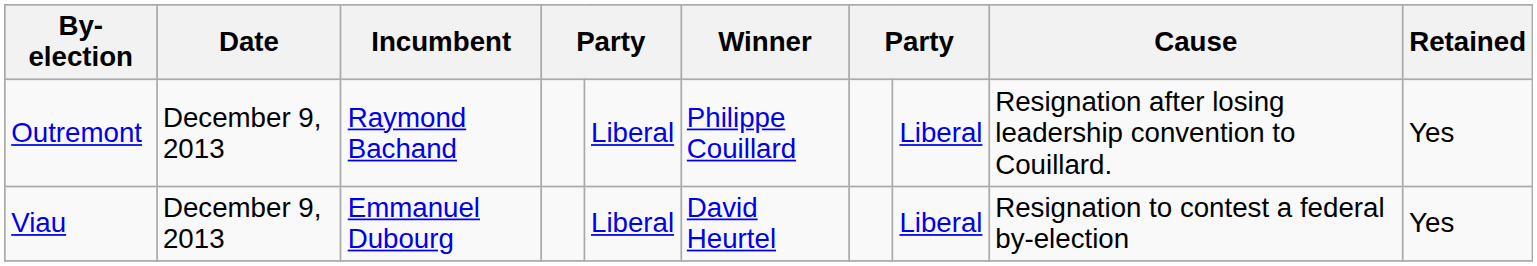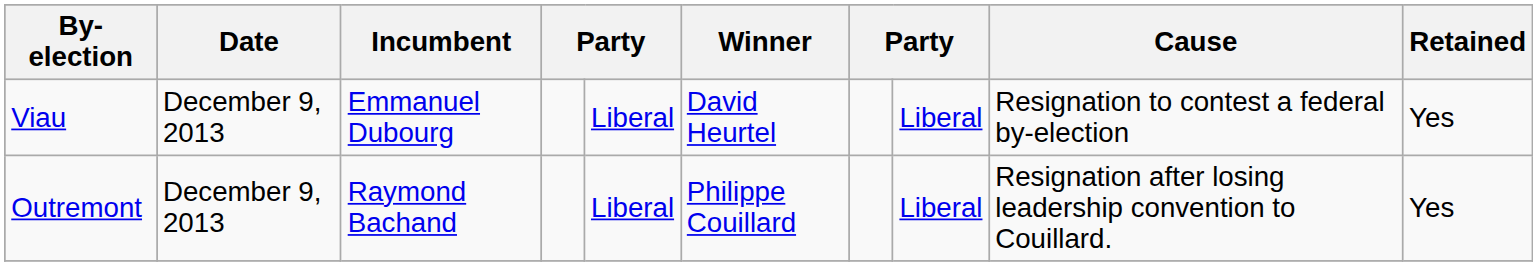rows swapped: (39, 223) <-> (77, 132)
